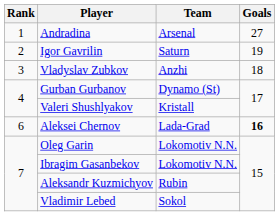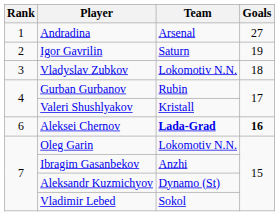(173, 70) Anzhi -> (198, 70) Lokomotiv N.N.
(189, 88) Dynamo (St) -> (173, 88) Rubin
(184, 126) normal -> (187, 126) bold
(198, 164) Lokomotiv N.N. -> (173, 164) Anzhi
(173, 182) Rubin -> (189, 182) Dynamo (St)
